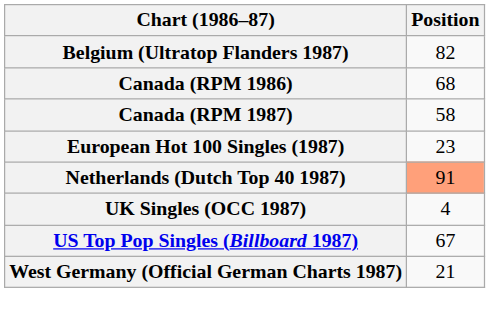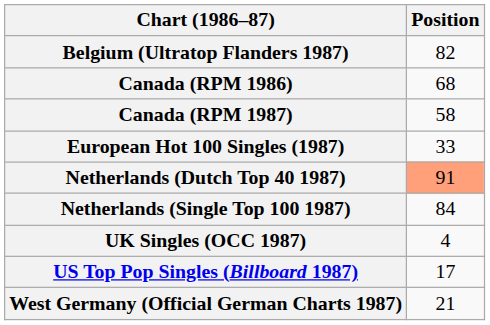(445, 146) 23 -> (445, 146) 33
+ row: (206, 209)
(445, 240) 67 -> (445, 271) 17
